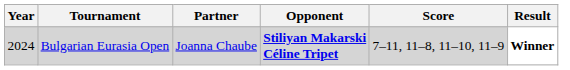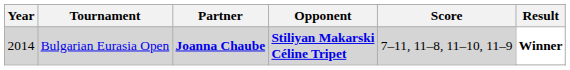(21, 45) 2024 -> (21, 45) 2014
(216, 45) normal -> (220, 45) bold
